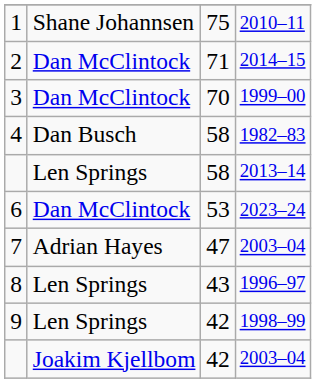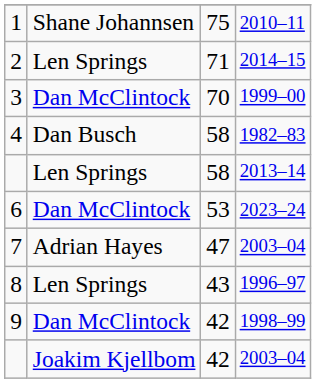(111, 60) Dan McClintock -> (90, 60) Len Springs
(90, 321) Len Springs -> (111, 321) Dan McClintock
